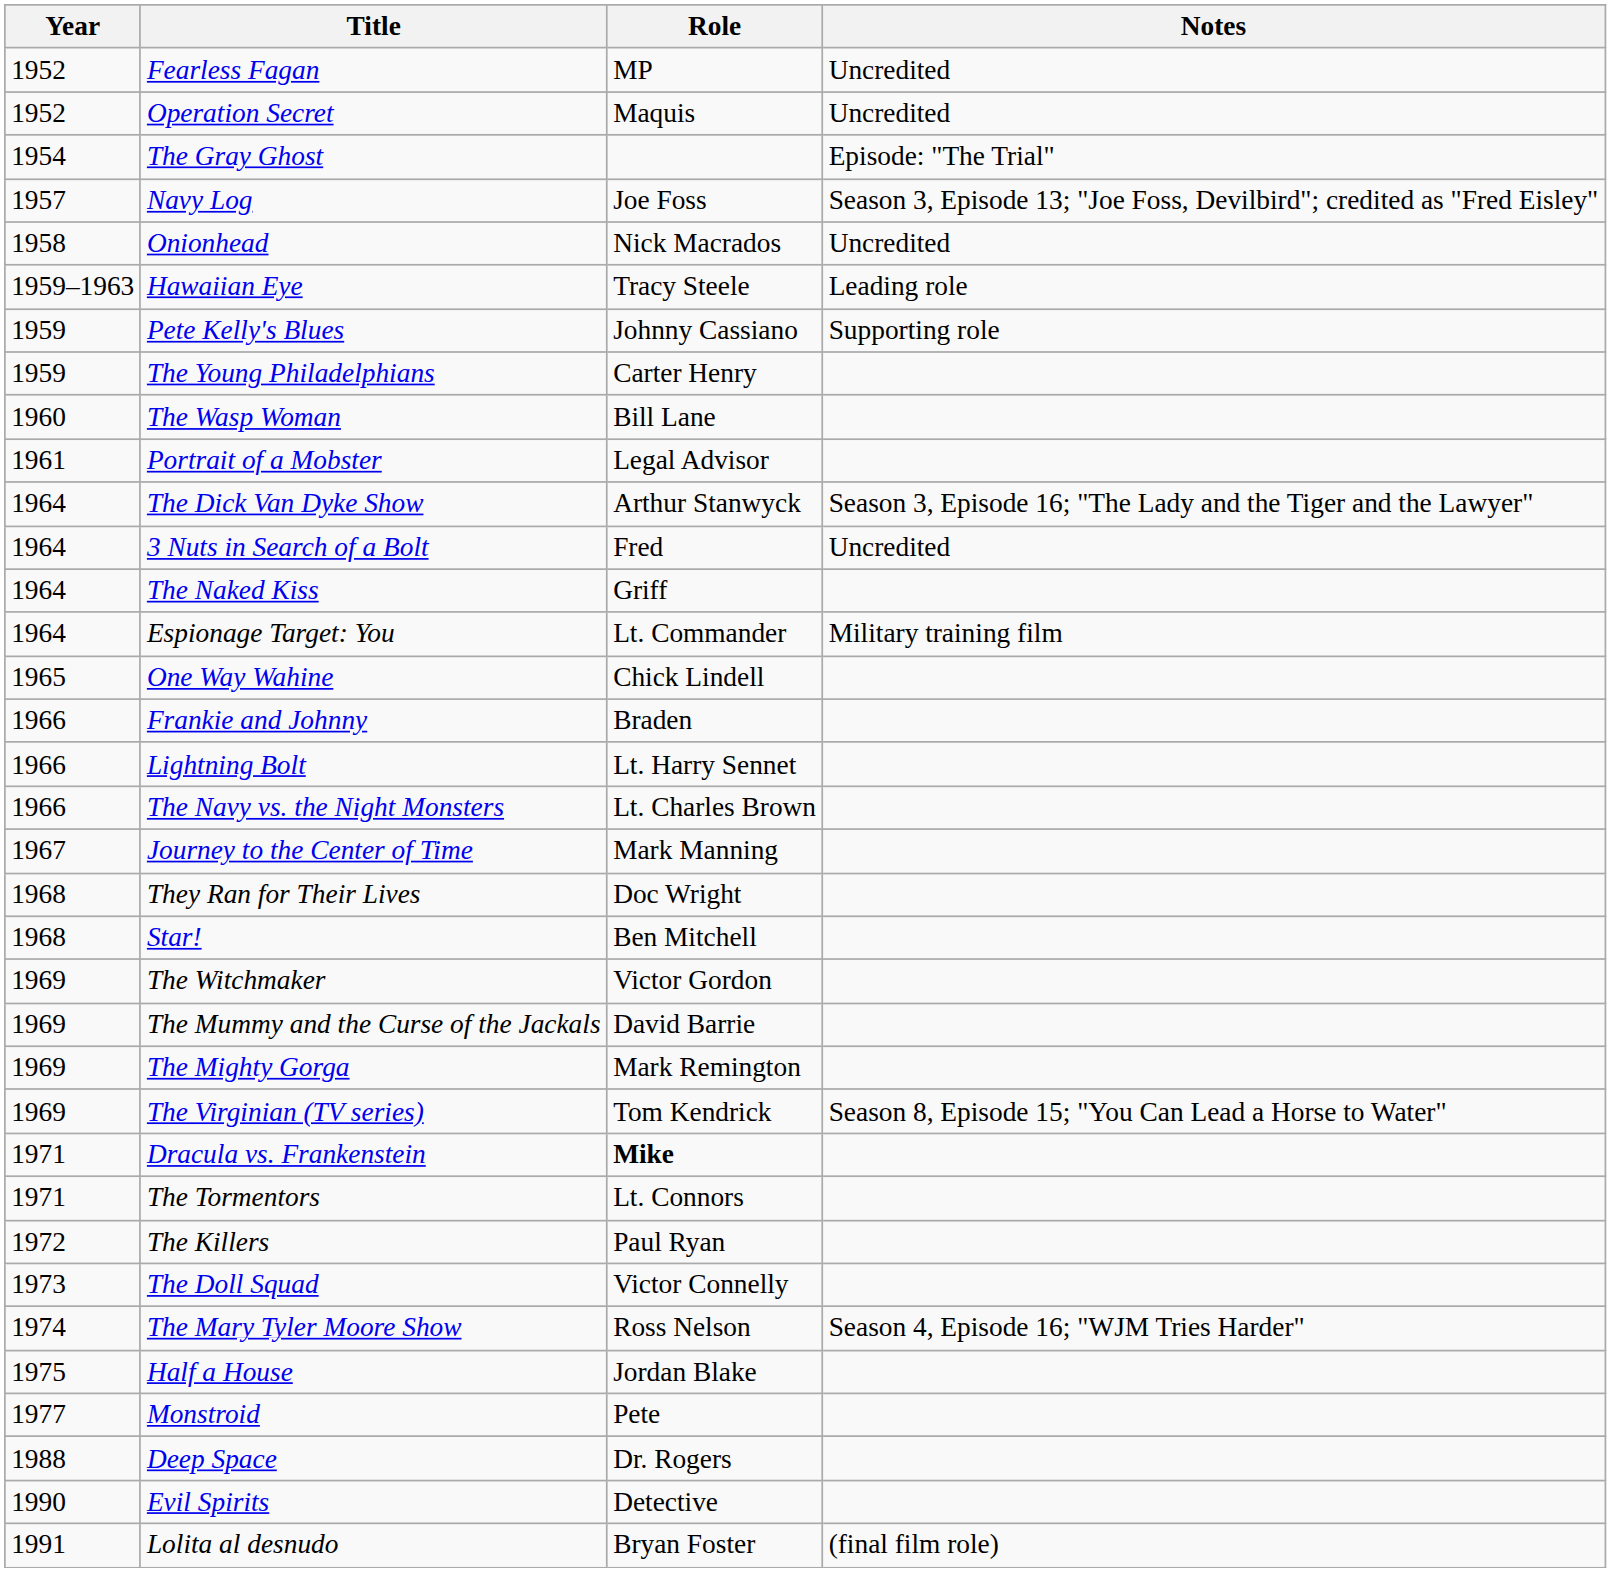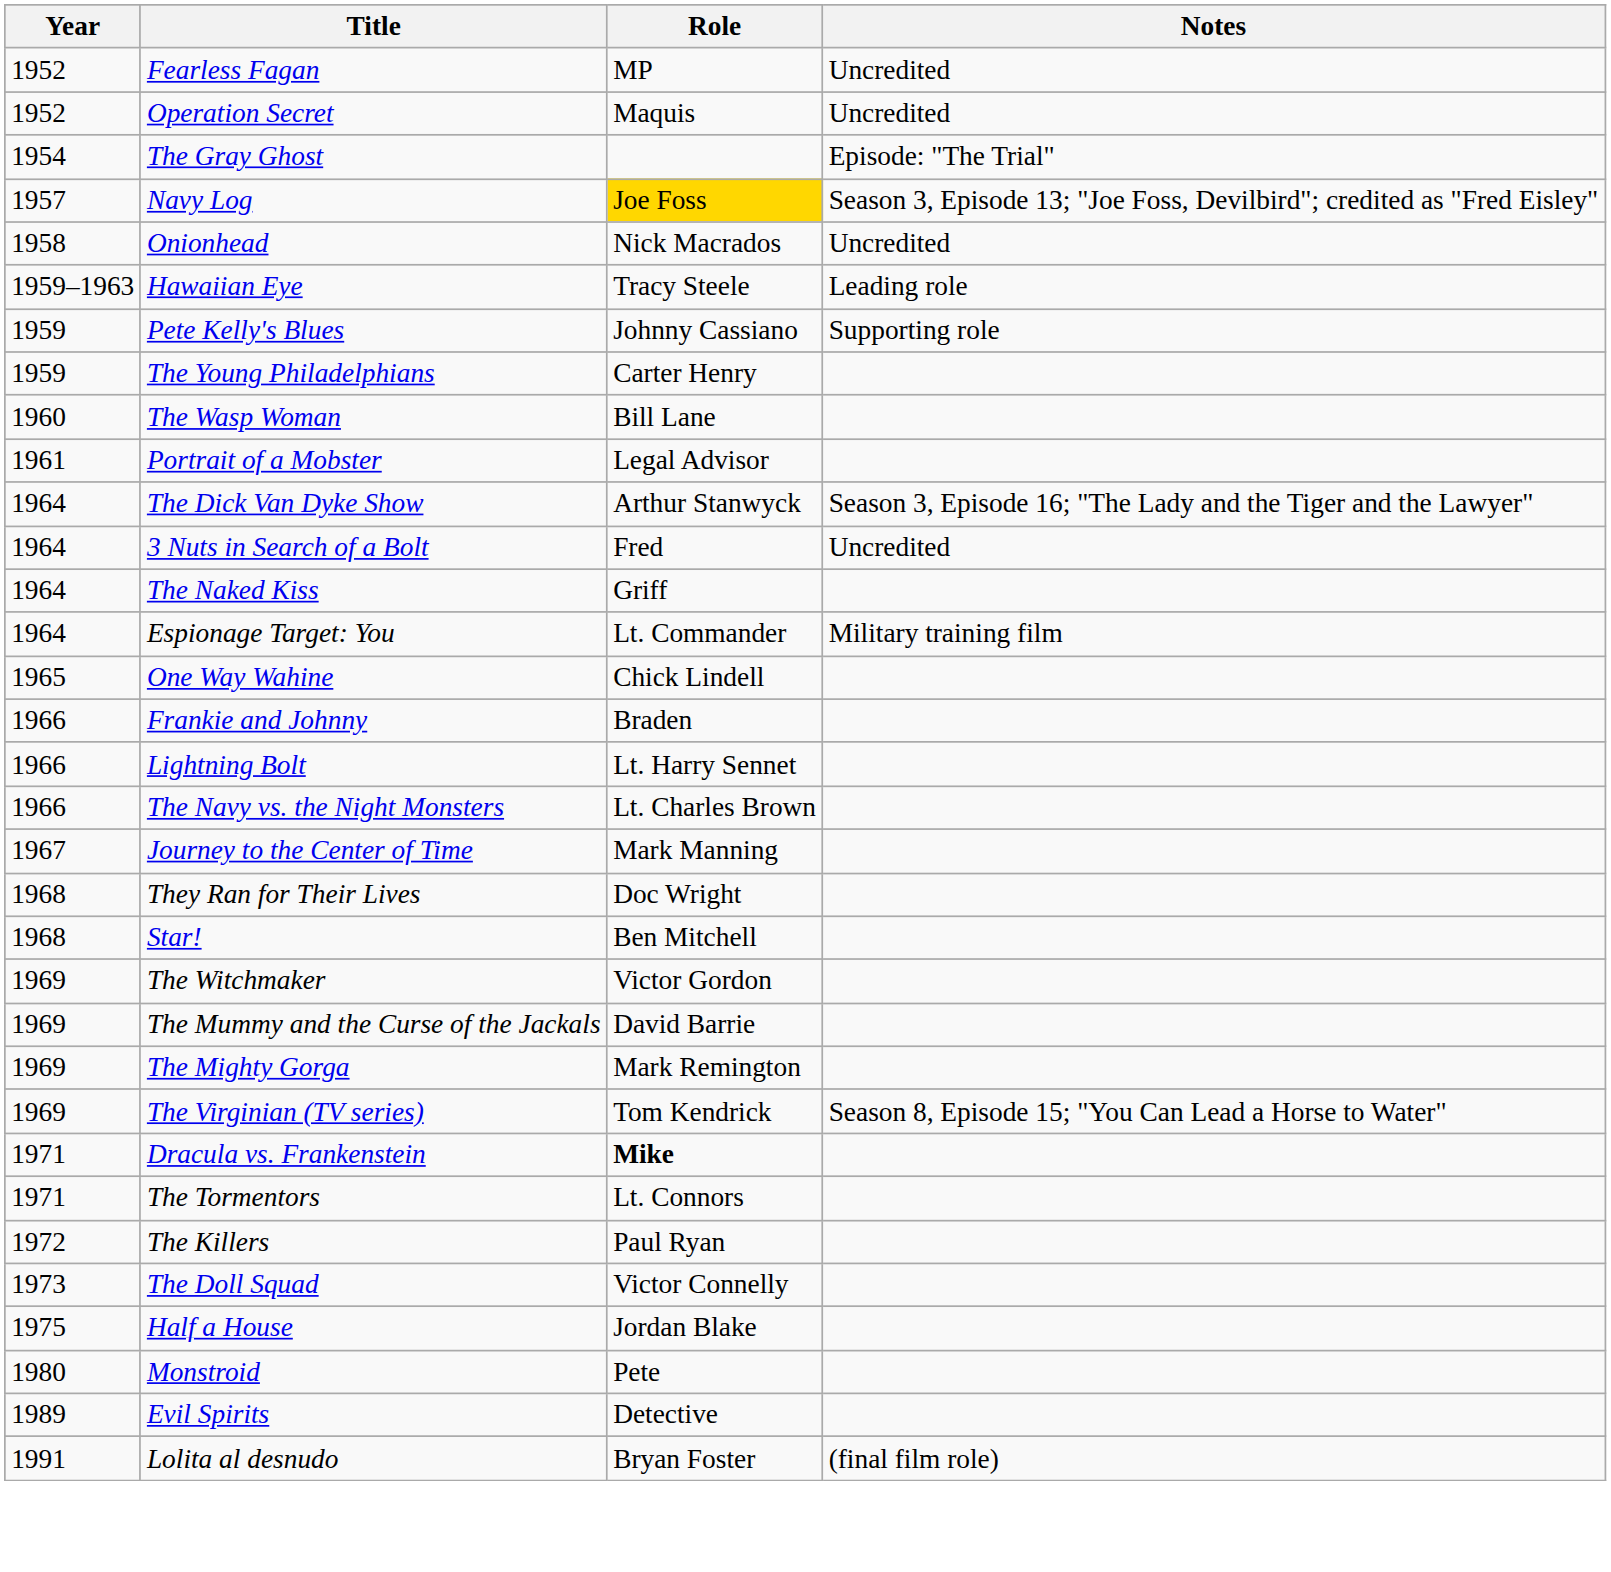(660, 199) no background -> (660, 199) gold background
- row: (304, 1327)
(39, 1414) 1977 -> (39, 1371) 1980
- row: (212, 1458)
(39, 1501) 1990 -> (39, 1414) 1989
